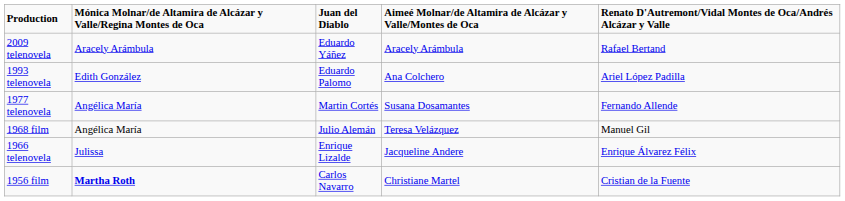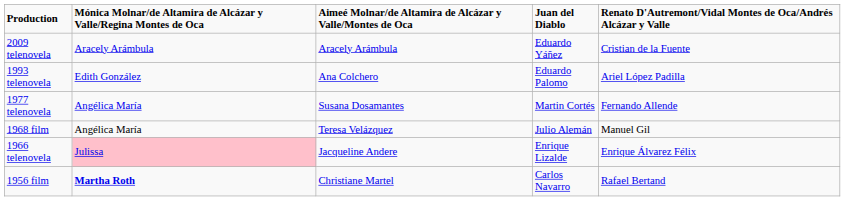columns swapped: (338, 19) <-> (476, 19)
(633, 48) Rafael Bertand -> (645, 48) Cristian de la Fuente
(89, 152) no background -> (89, 152) pink background
(645, 181) Cristian de la Fuente -> (633, 181) Rafael Bertand
